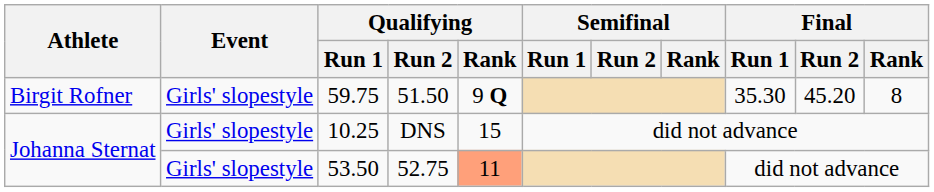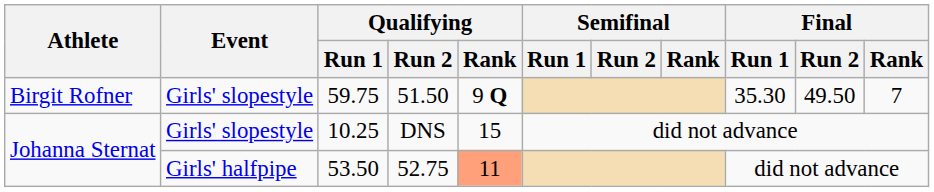(830, 95) 45.20 -> (830, 95) 49.50
(896, 95) 8 -> (896, 95) 7
(240, 167) Girls' slopestyle -> (231, 167) Girls' halfpipe
